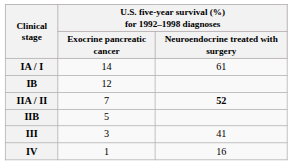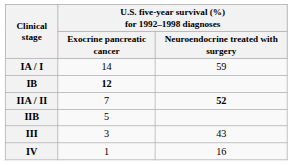(221, 67) 61 -> (221, 67) 59
(107, 84) normal -> (107, 84) bold
(221, 134) 41 -> (221, 134) 43
